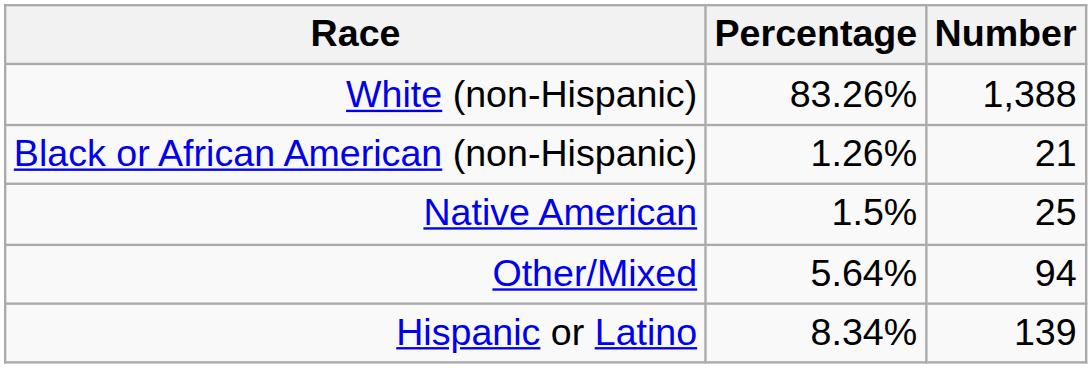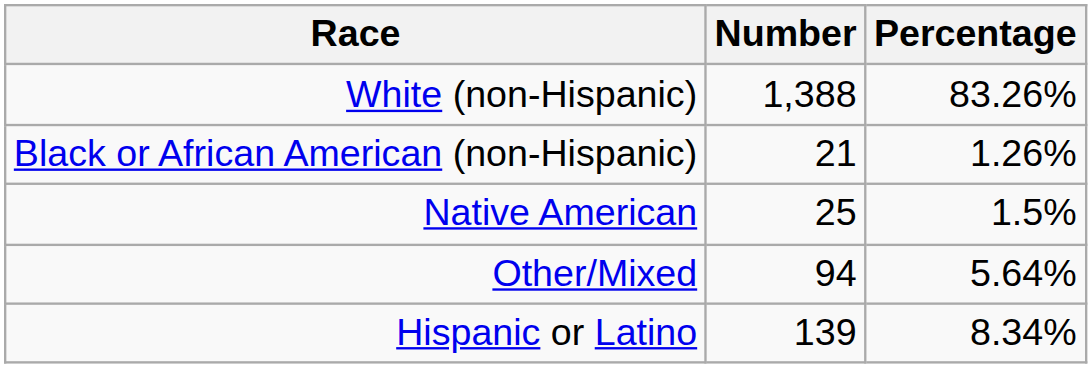columns swapped: (1006, 34) <-> (816, 34)
